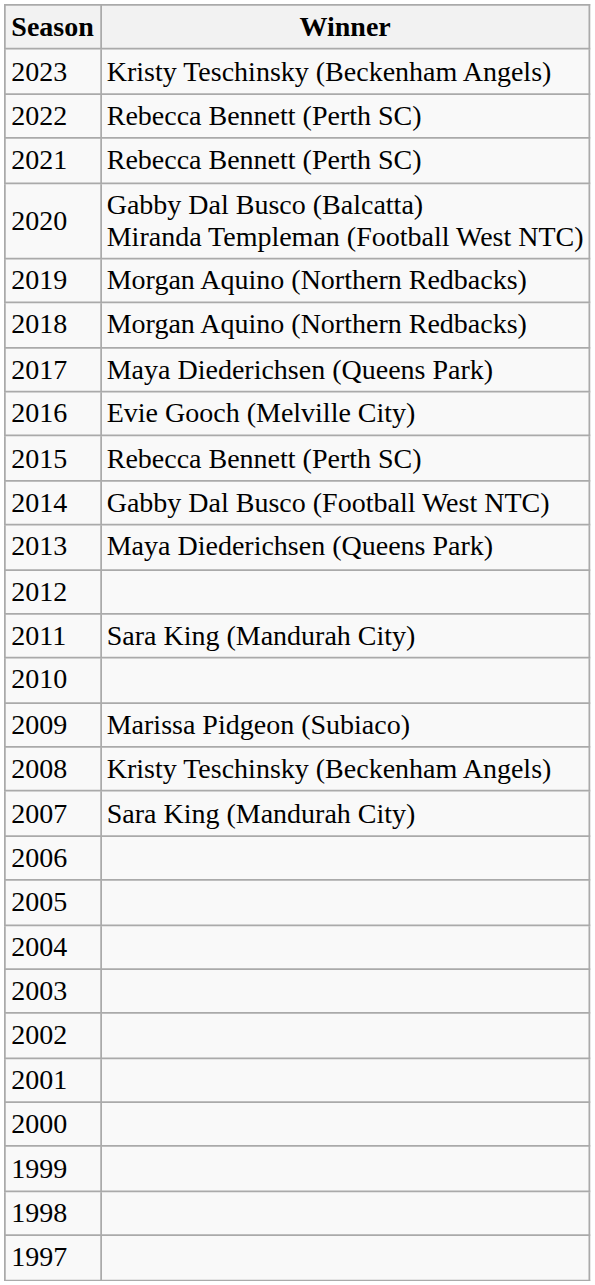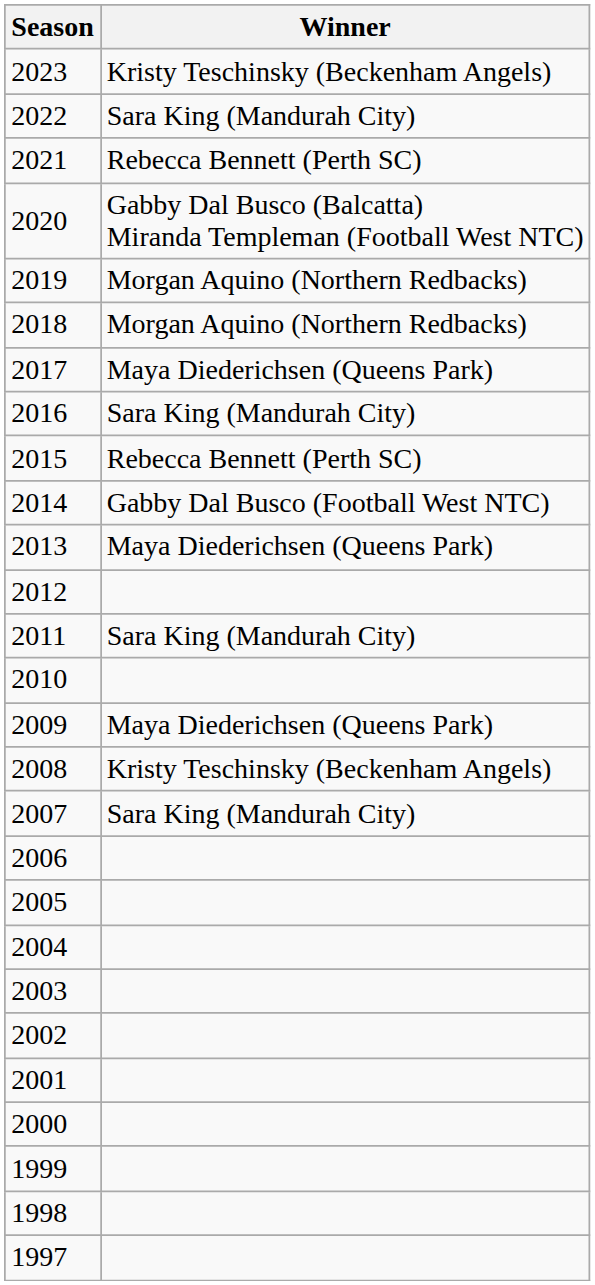(264, 115) Rebecca Bennett (Perth SC) -> (261, 115) Sara King (Mandurah City)
(261, 413) Evie Gooch (Melville City) -> (261, 413) Sara King (Mandurah City)
(258, 724) Marissa Pidgeon (Subiaco) -> (300, 724) Maya Diederichsen (Queens Park)
